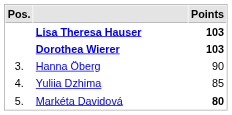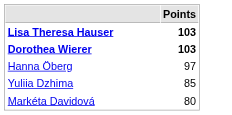- column: (19, 14)
(218, 66) 90 -> (190, 66) 97
(218, 101) bold -> (190, 101) normal
